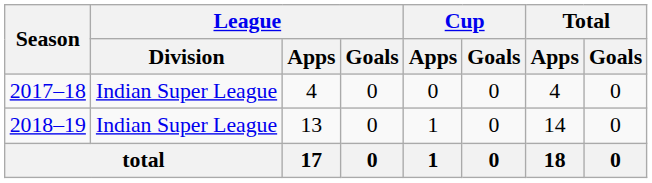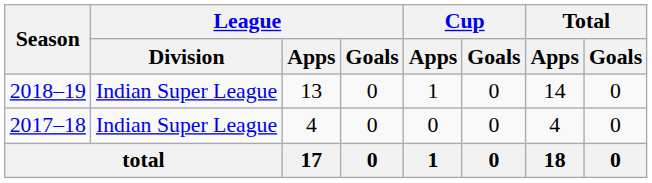rows swapped: (48, 90) <-> (48, 125)
